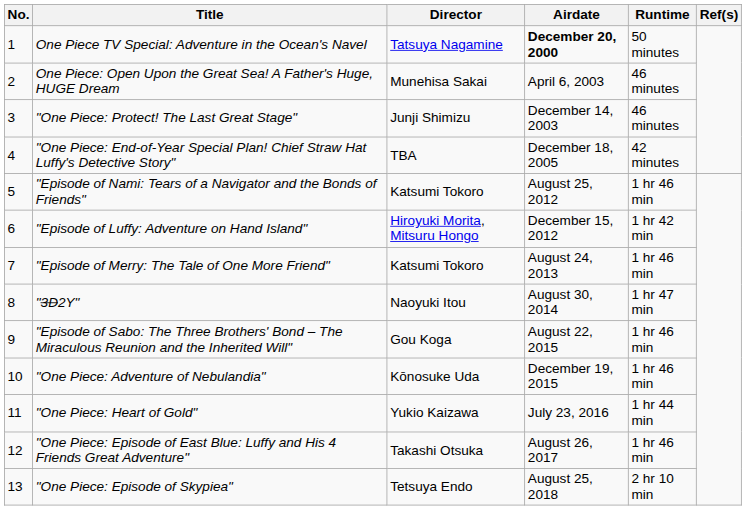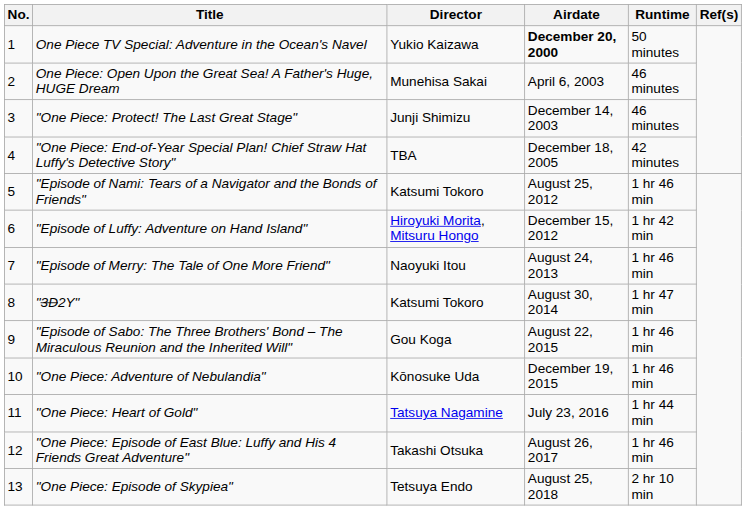(447, 44) Tatsuya Nagamine -> (434, 44) Yukio Kaizawa
(437, 265) Katsumi Tokoro -> (428, 265) Naoyuki Itou
(428, 302) Naoyuki Itou -> (437, 302) Katsumi Tokoro
(434, 413) Yukio Kaizawa -> (447, 413) Tatsuya Nagamine
